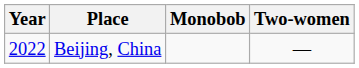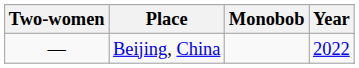columns swapped: (27, 19) <-> (302, 19)
